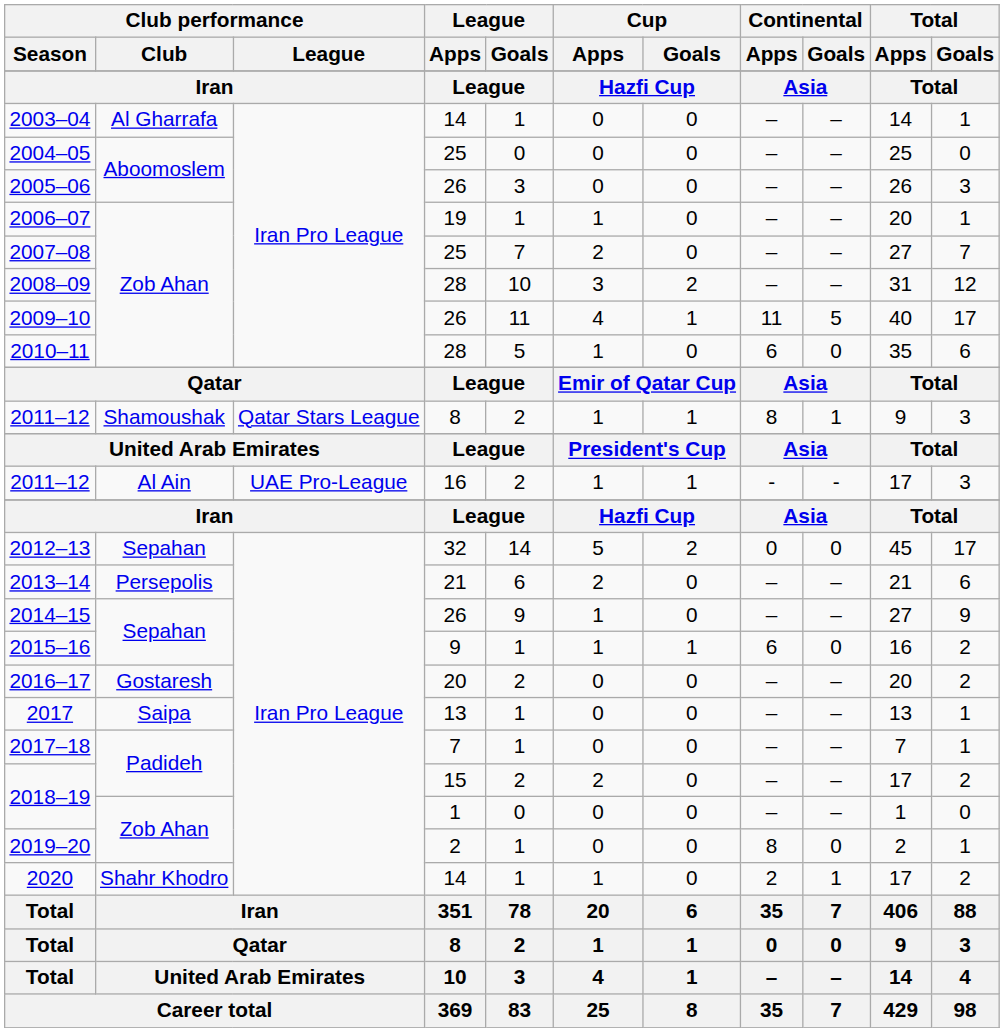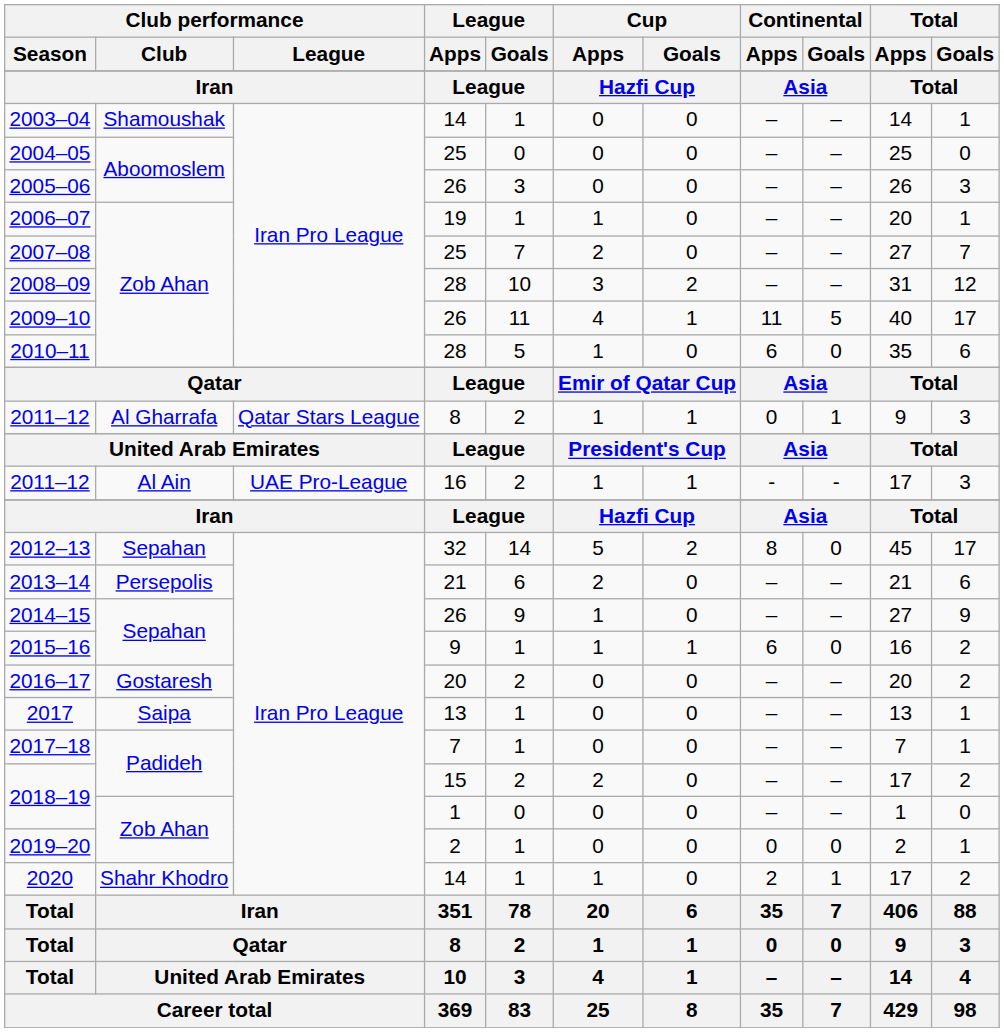(164, 119) Al Gharrafa -> (164, 119) Shamoushak
(164, 416) Shamoushak -> (164, 416) Al Gharrafa
(772, 416) 8 -> (772, 416) 0
(772, 548) 0 -> (772, 548) 8
(772, 845) 8 -> (772, 845) 0
